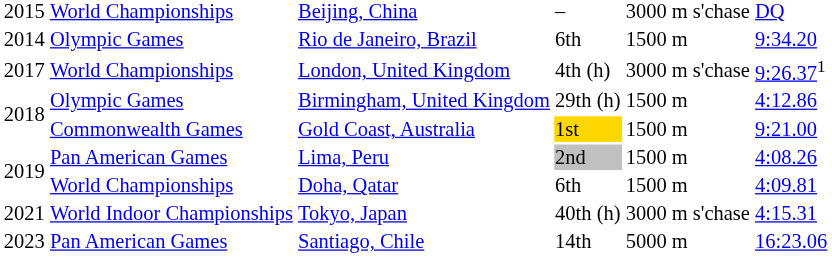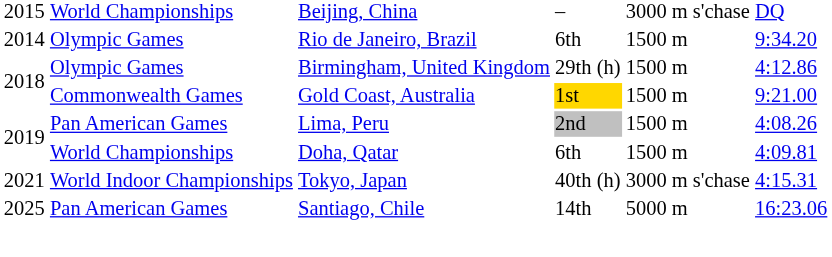- row: (404, 70)
(24, 242) 2023 -> (24, 208) 2025
